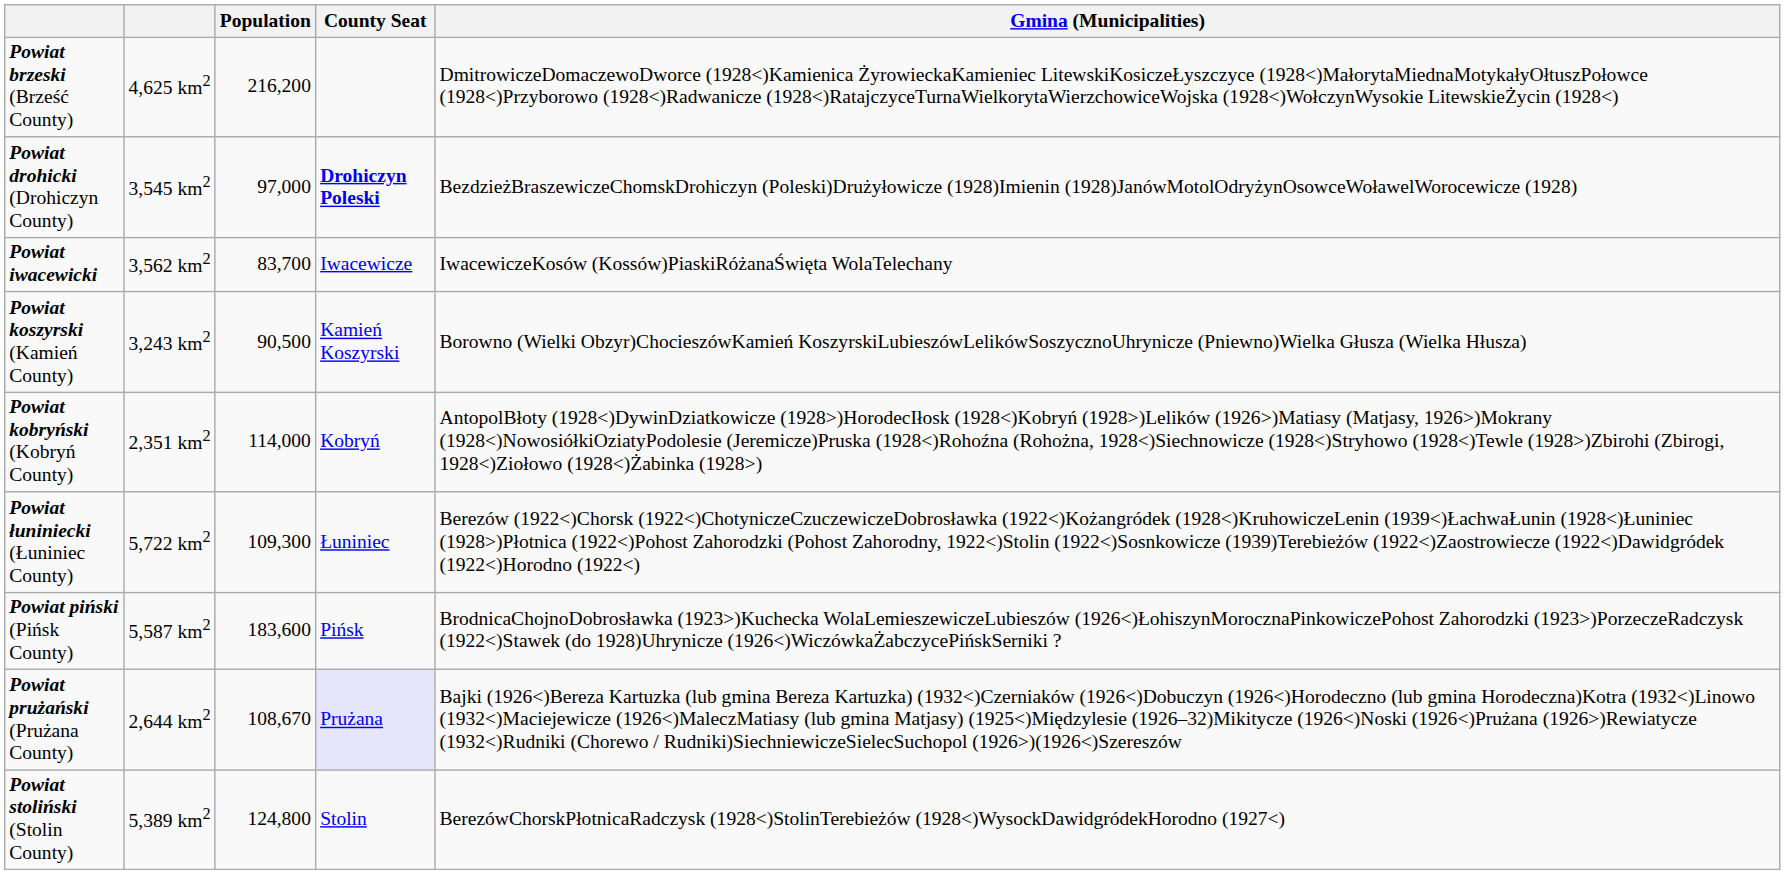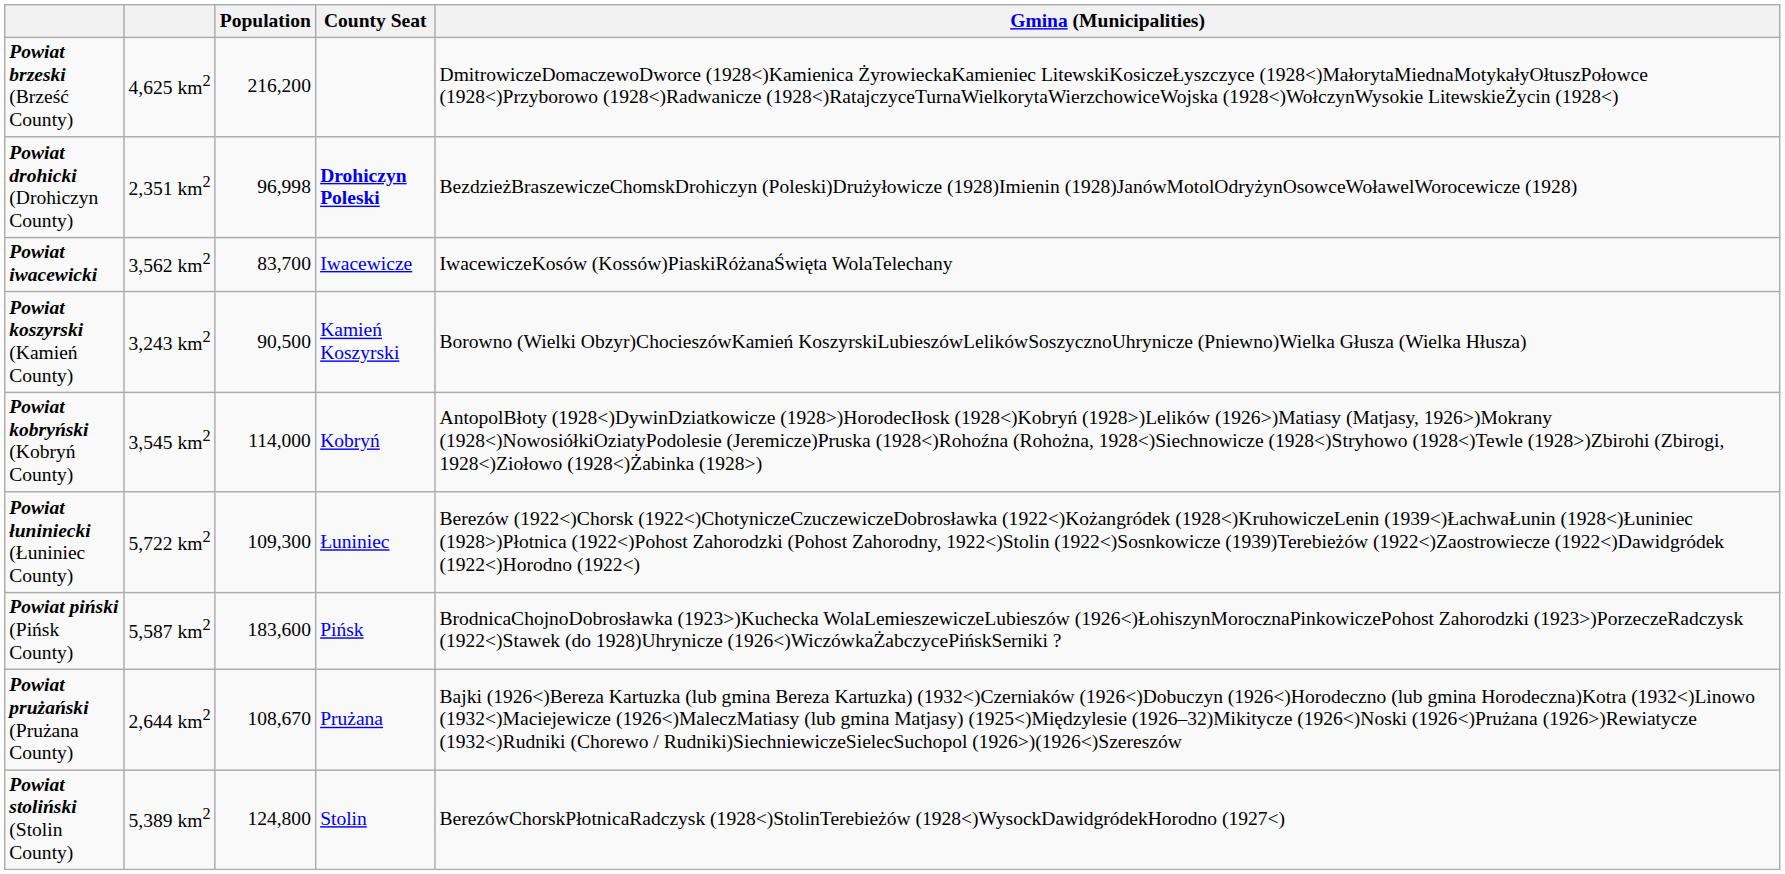(170, 186) 3,545 km2 -> (170, 186) 2,351 km2
(284, 186) 97,000 -> (284, 186) 96,998
(170, 441) 2,351 km2 -> (170, 441) 3,545 km2
(352, 718) lavender background -> (352, 718) no background
